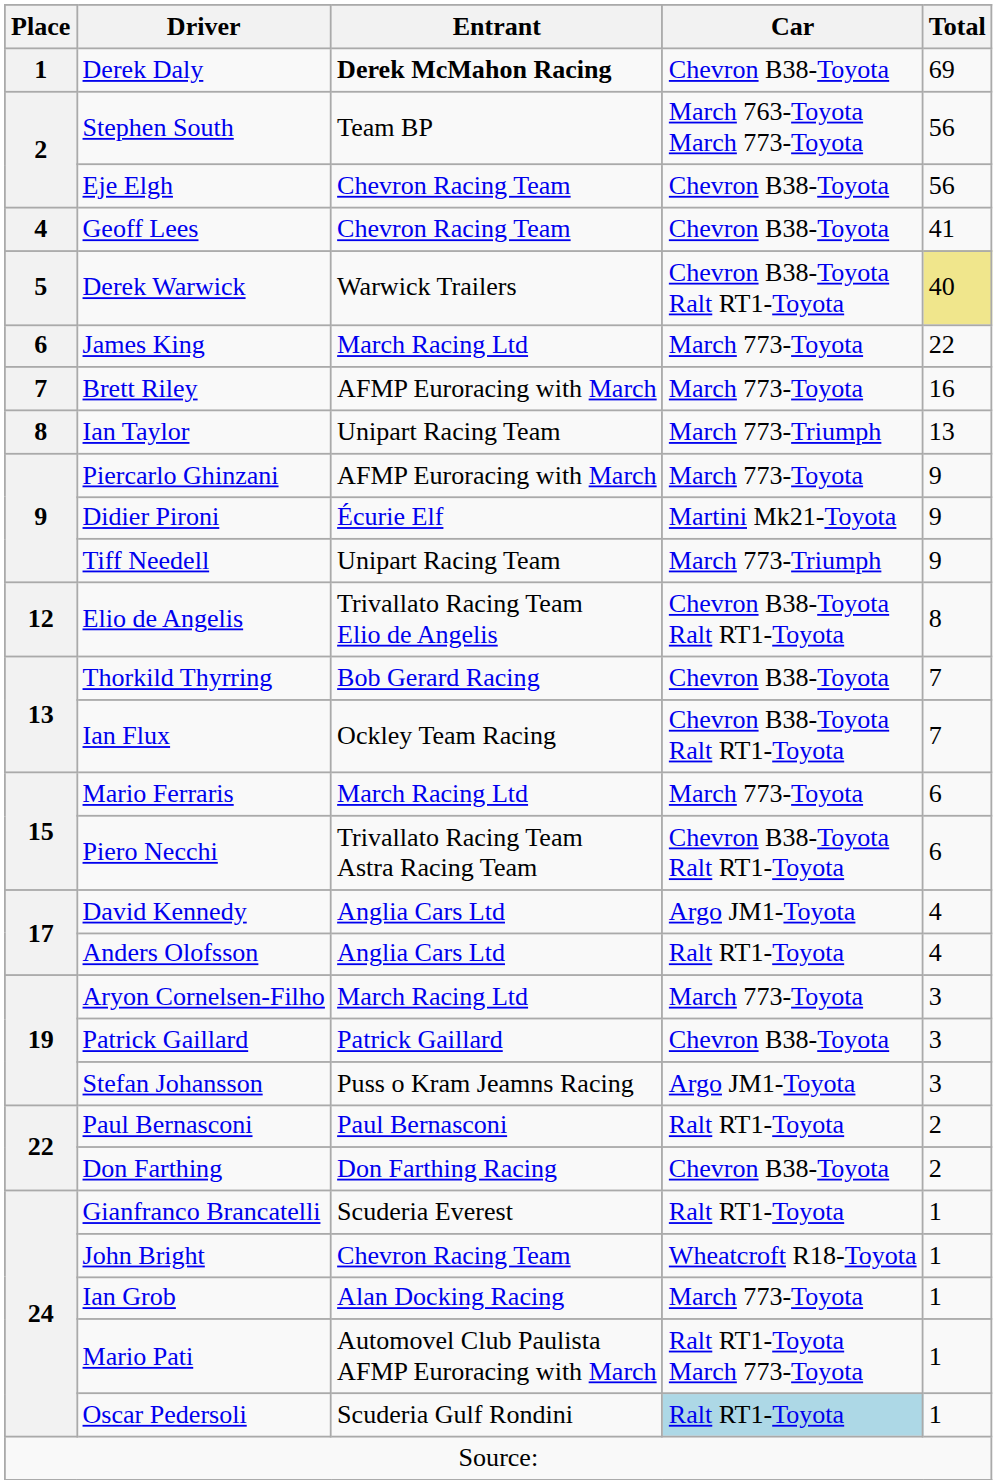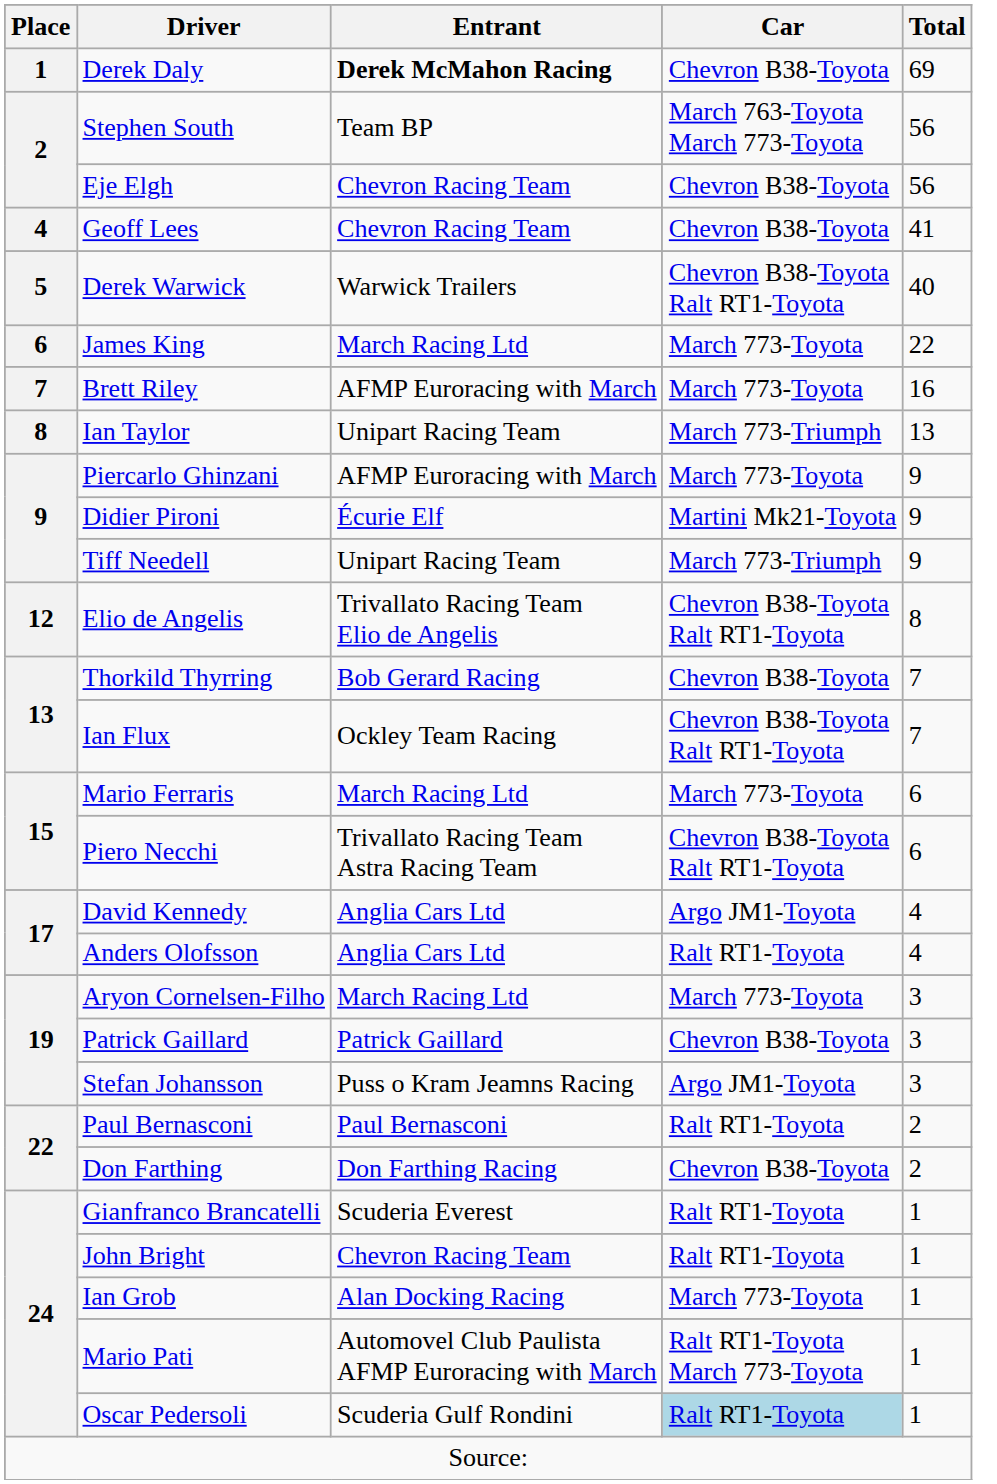(942, 287) khaki background -> (922, 287) no background
(793, 1254) Wheatcroft R18-Toyota -> (757, 1254) Ralt RT1-Toyota
